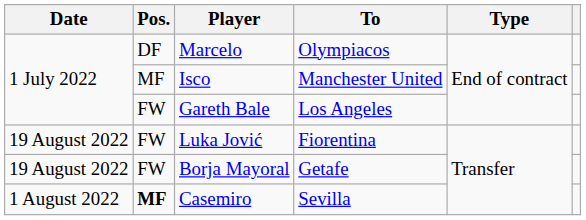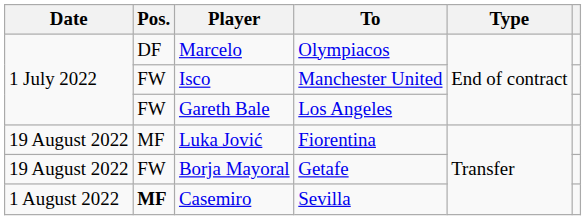(151, 79) MF -> (151, 79) FW
(151, 139) FW -> (151, 139) MF
